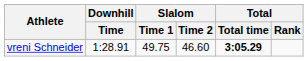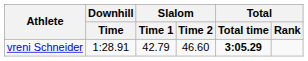(156, 48) 49.75 -> (156, 48) 42.79
